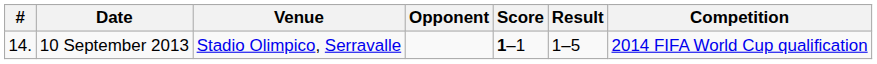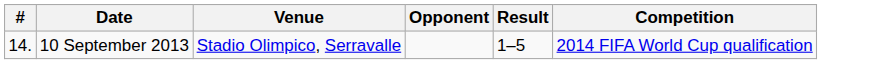- column: (520, 17)
